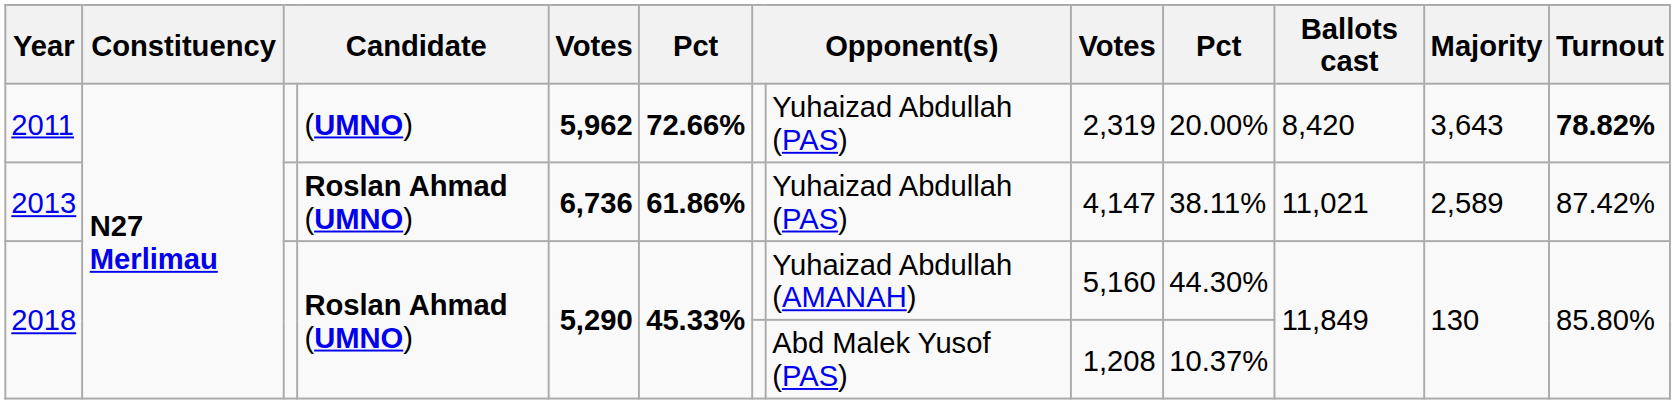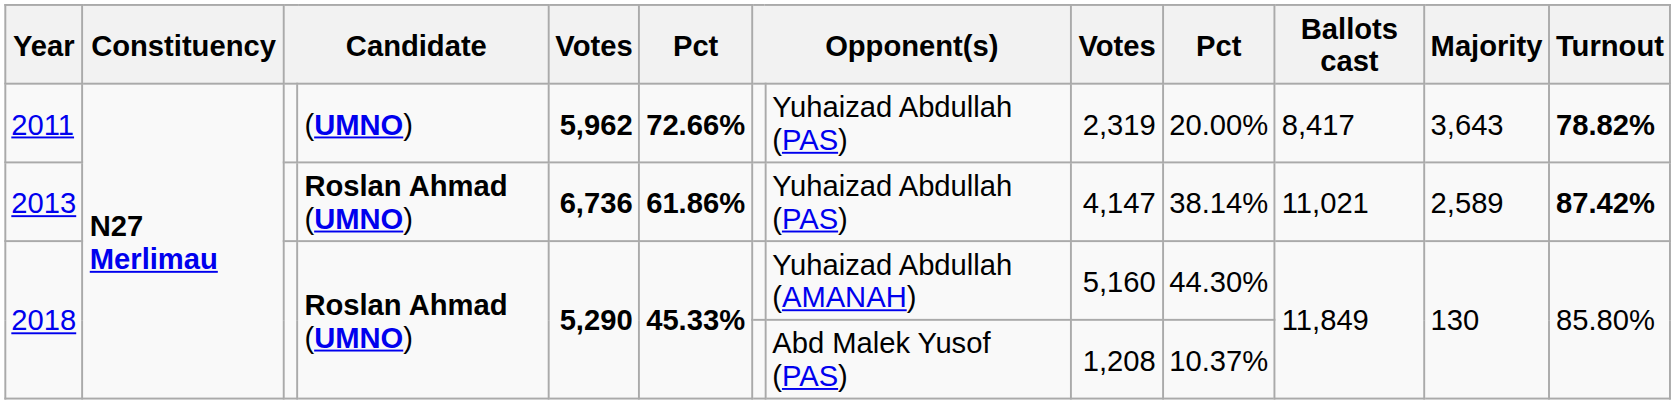(1318, 123) 8,420 -> (1318, 123) 8,417
(1218, 202) 38.11% -> (1219, 202) 38.14%
(1605, 202) normal -> (1605, 202) bold
